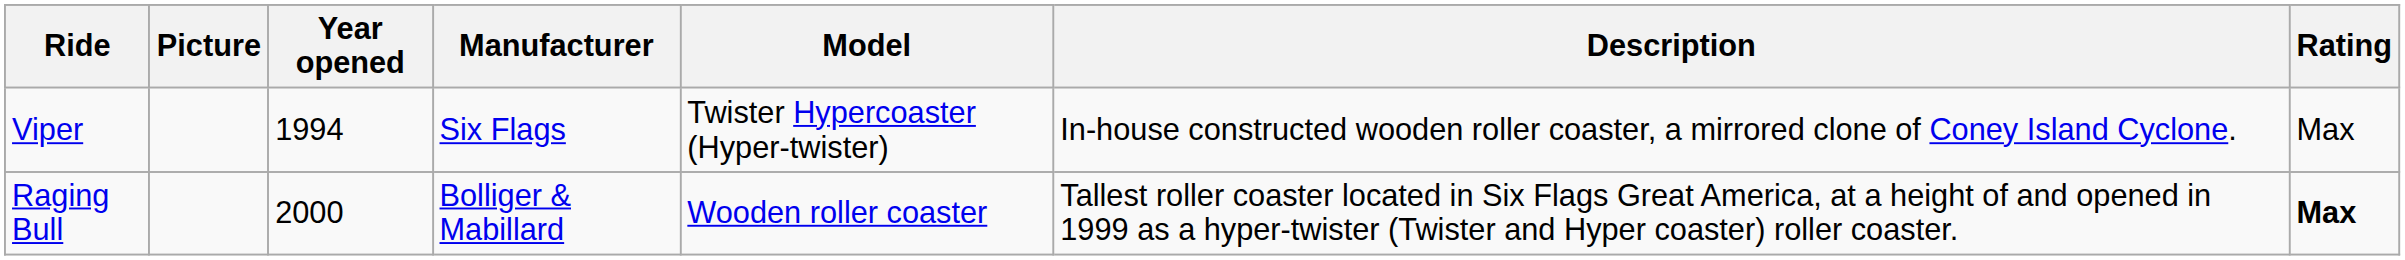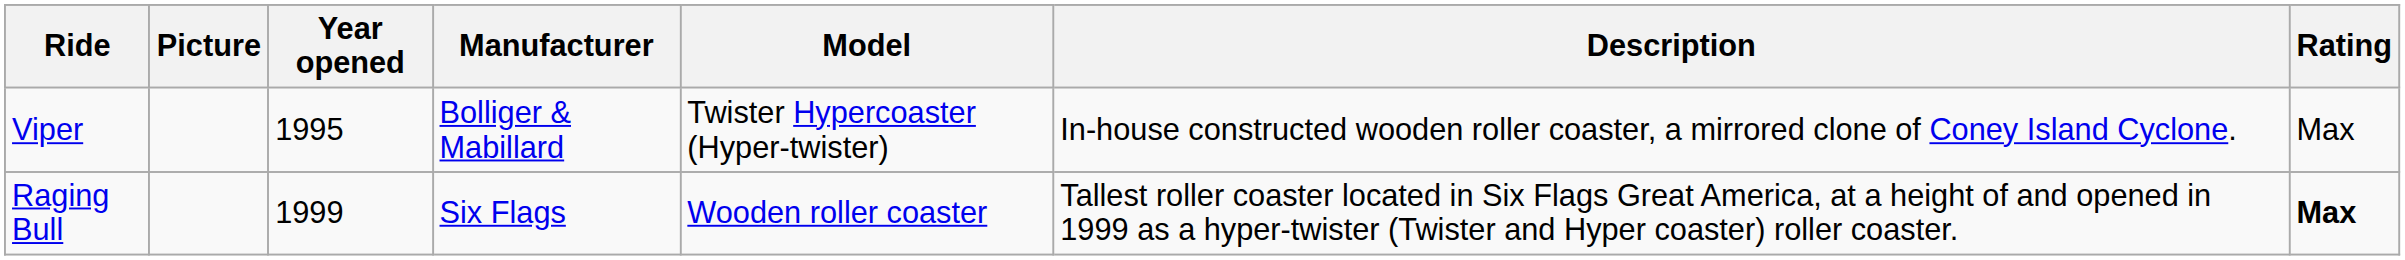(309, 129) 1994 -> (309, 129) 1995
(503, 129) Six Flags -> (505, 129) Bolliger & Mabillard
(309, 212) 2000 -> (309, 212) 1999
(505, 212) Bolliger & Mabillard -> (503, 212) Six Flags
